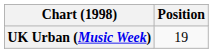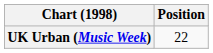(181, 37) 19 -> (181, 37) 22
